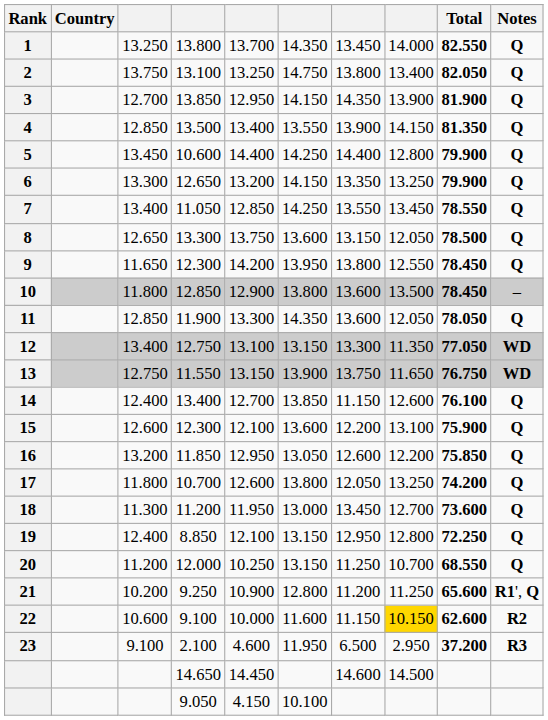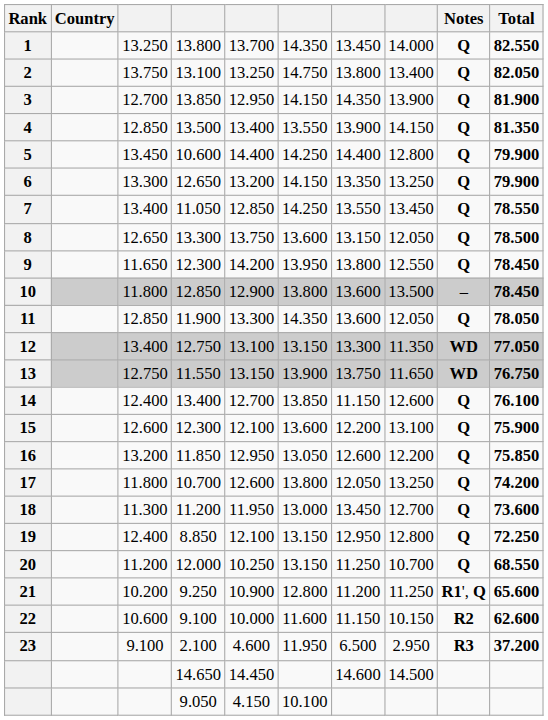columns swapped: (464, 18) <-> (517, 18)
(411, 619) gold background -> (411, 619) no background
